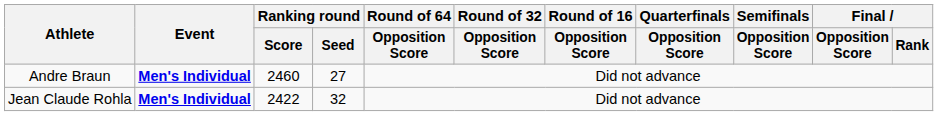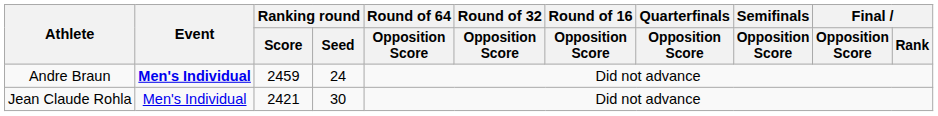(283, 76) 2460 -> (283, 76) 2459
(338, 76) 27 -> (338, 76) 24
(195, 99) bold -> (195, 99) normal
(283, 99) 2422 -> (283, 99) 2421
(338, 99) 32 -> (338, 99) 30
